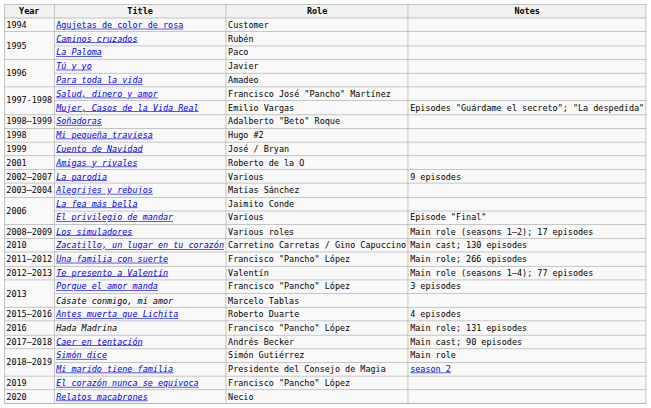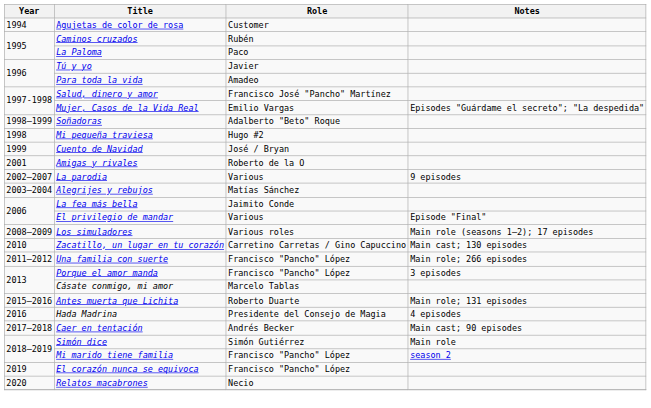- row: (112, 273)
(436, 314) 4 episodes -> (469, 300) Main role; 131 episodes
(289, 328) Francisco "Pancho" López -> (307, 314) Presidente del Consejo de Magia
(469, 328) Main role; 131 episodes -> (436, 314) 4 episodes
(307, 369) Presidente del Consejo de Magia -> (289, 356) Francisco "Pancho" López
